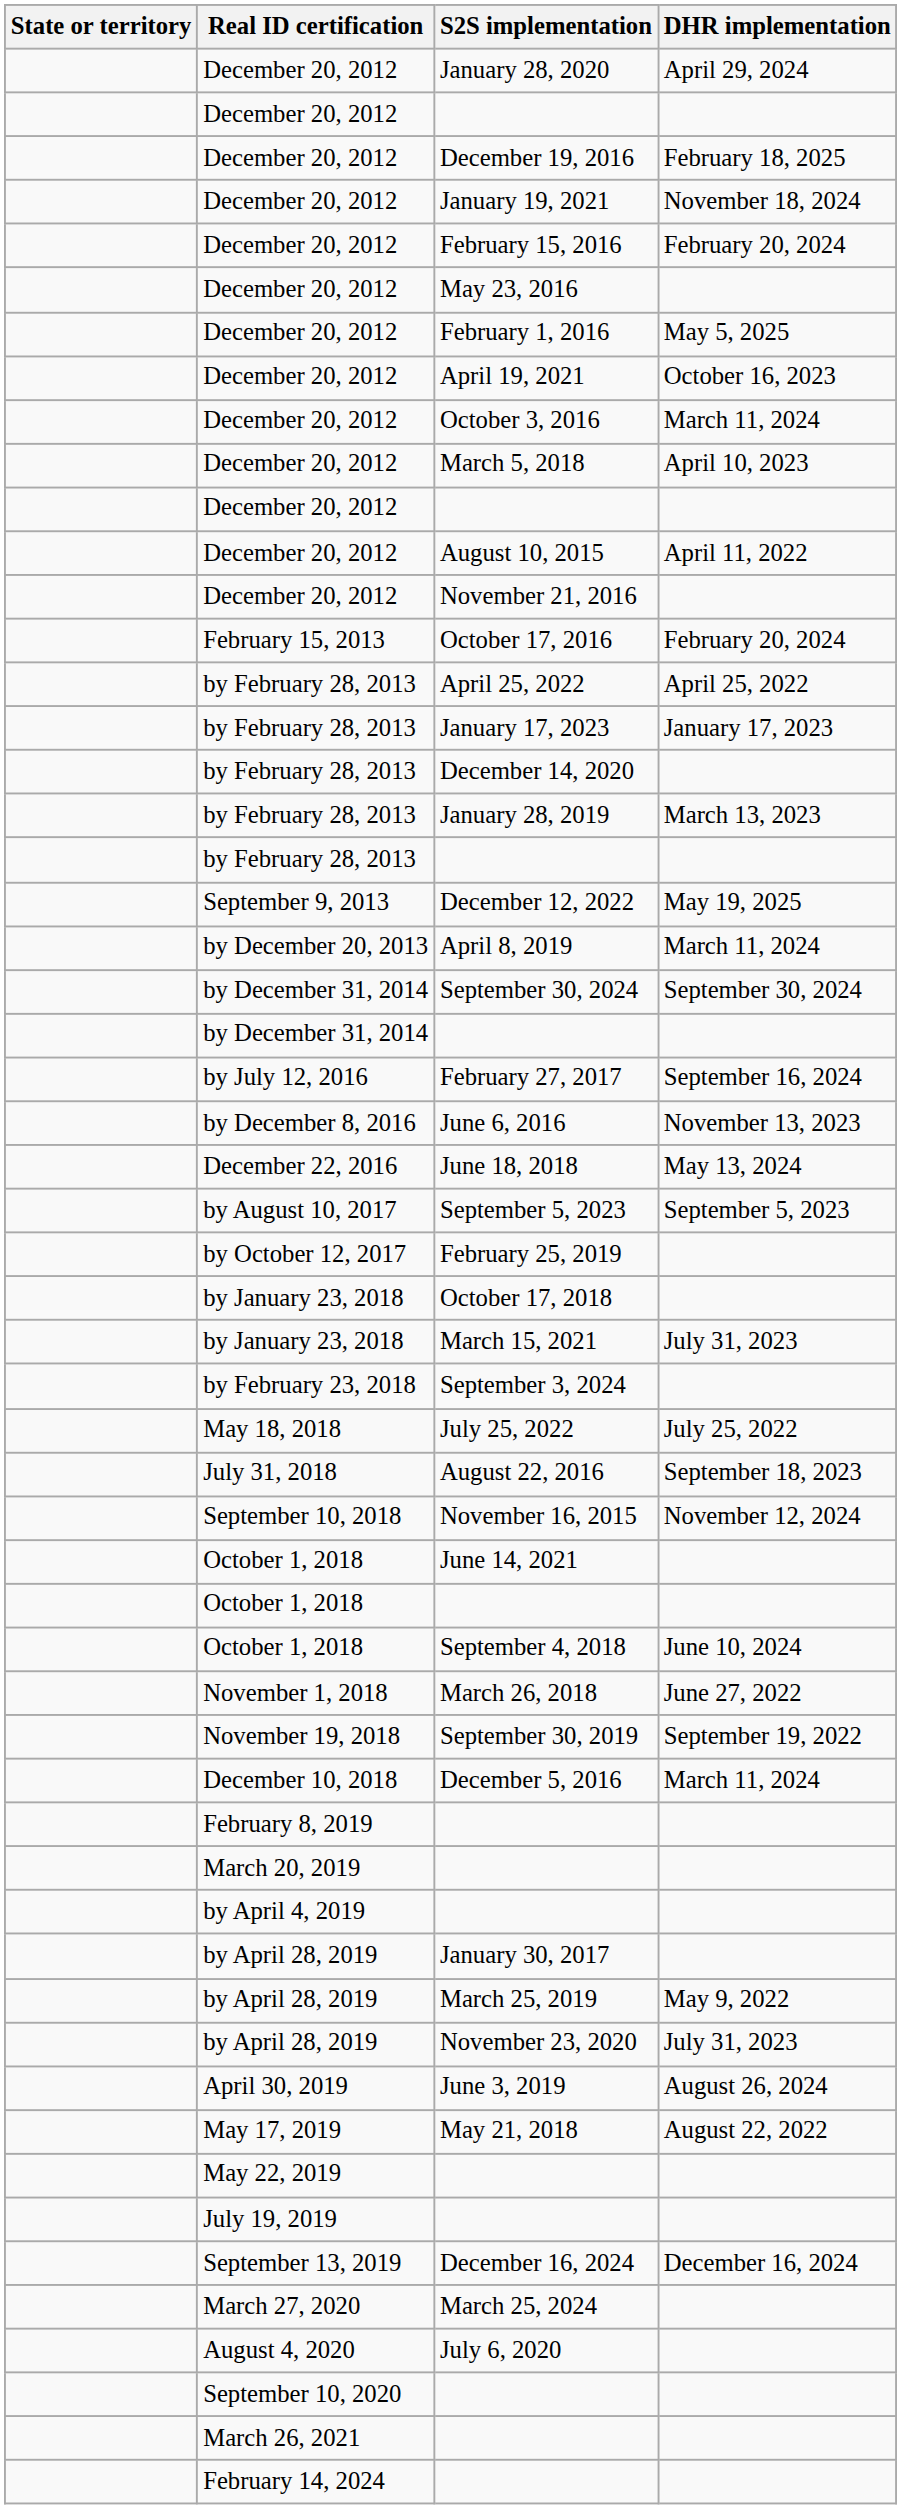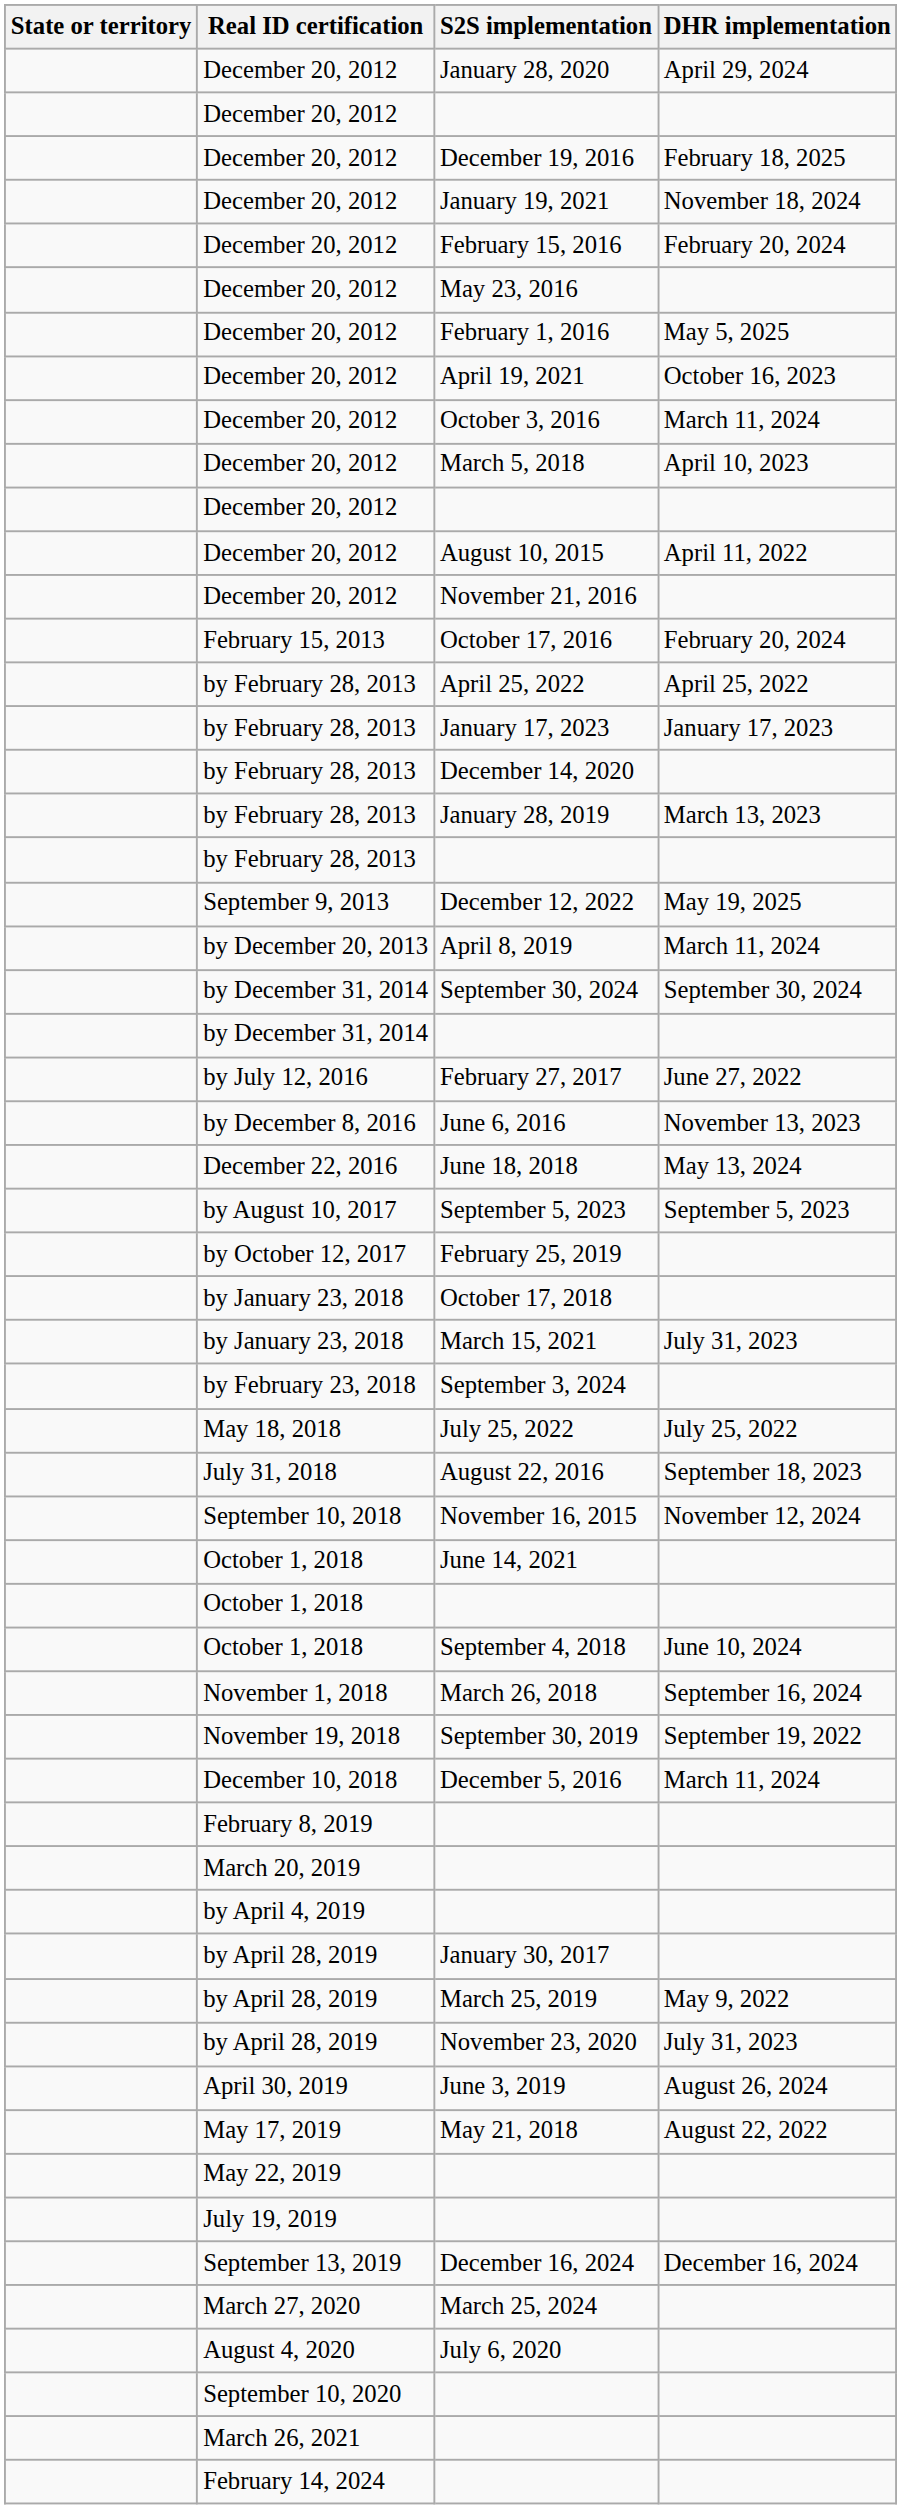(763, 1077) September 16, 2024 -> (733, 1077) June 27, 2022
(733, 1691) June 27, 2022 -> (763, 1691) September 16, 2024
